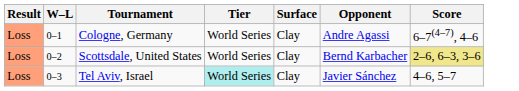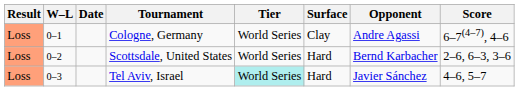+ column: (91, 14)
(288, 56) Clay -> (319, 56) Hard
(447, 56) khaki background -> (477, 56) no background
(288, 76) Clay -> (319, 76) Hard
